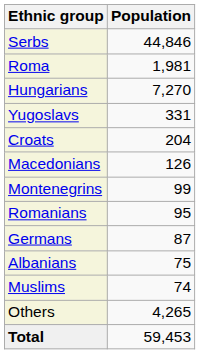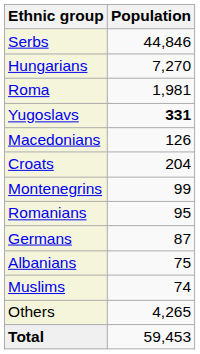rows swapped: (48, 90) <-> (29, 66)
(178, 115) normal -> (178, 115) bold
rows swapped: (31, 139) <-> (54, 164)
